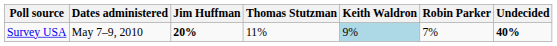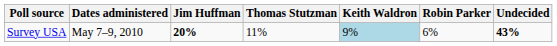(430, 32) 7% -> (430, 32) 6%
(508, 32) 40% -> (508, 32) 43%
